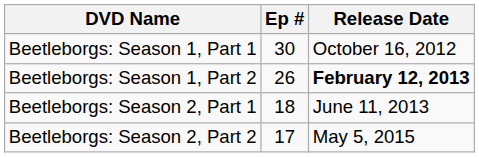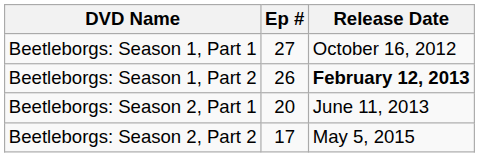(285, 48) 30 -> (285, 48) 27
(285, 107) 18 -> (285, 107) 20
